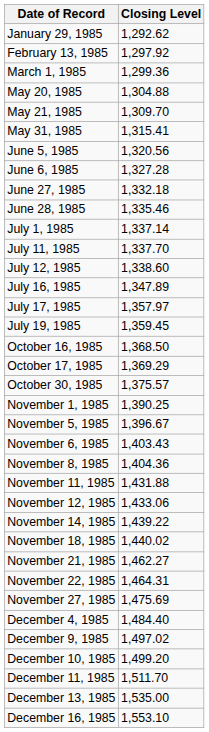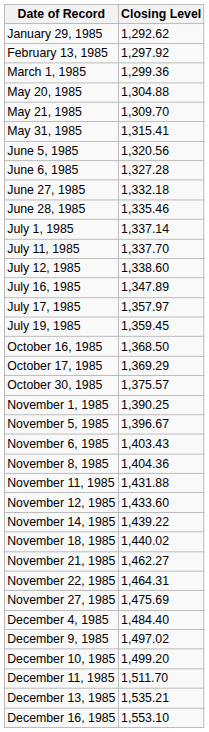(145, 502) 1,433.06 -> (145, 502) 1,433.60
(145, 698) 1,535.00 -> (145, 698) 1,535.21
